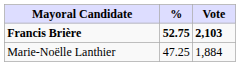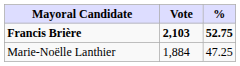columns swapped: (214, 14) <-> (176, 14)
